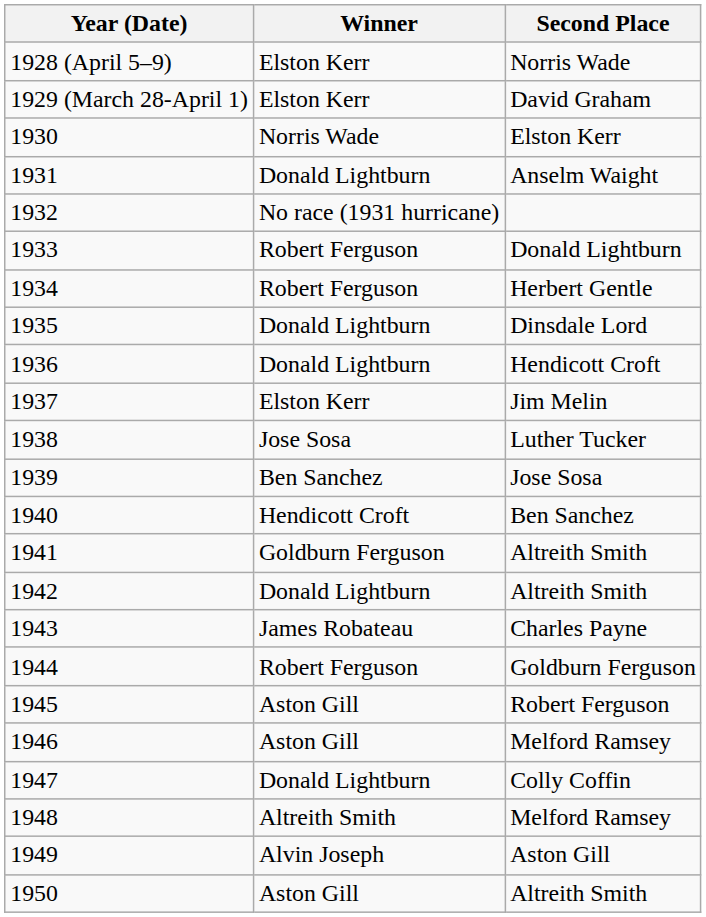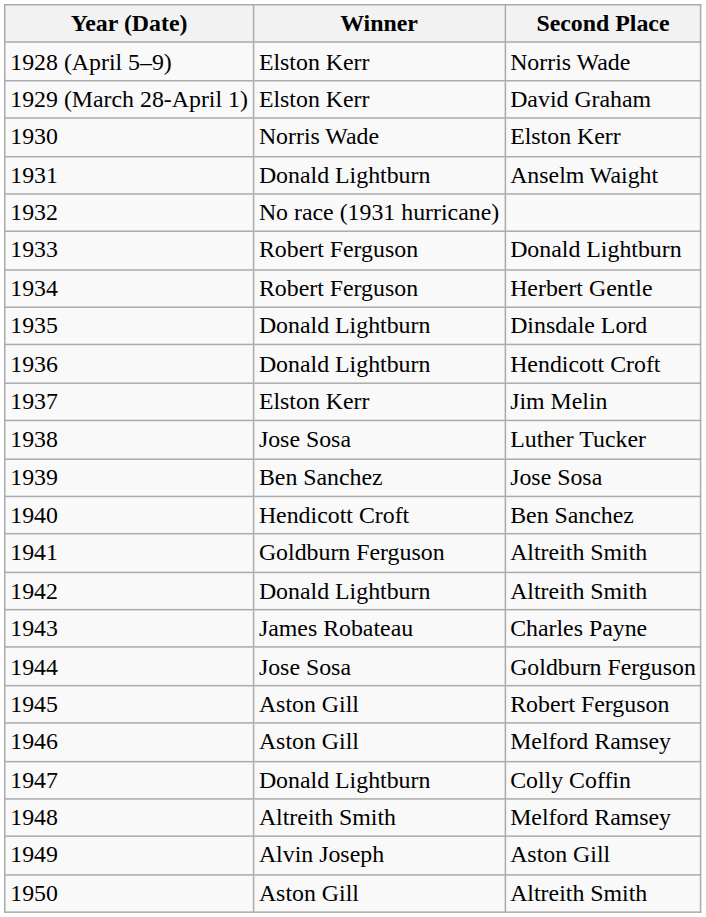(338, 666) Robert Ferguson -> (305, 666) Jose Sosa
